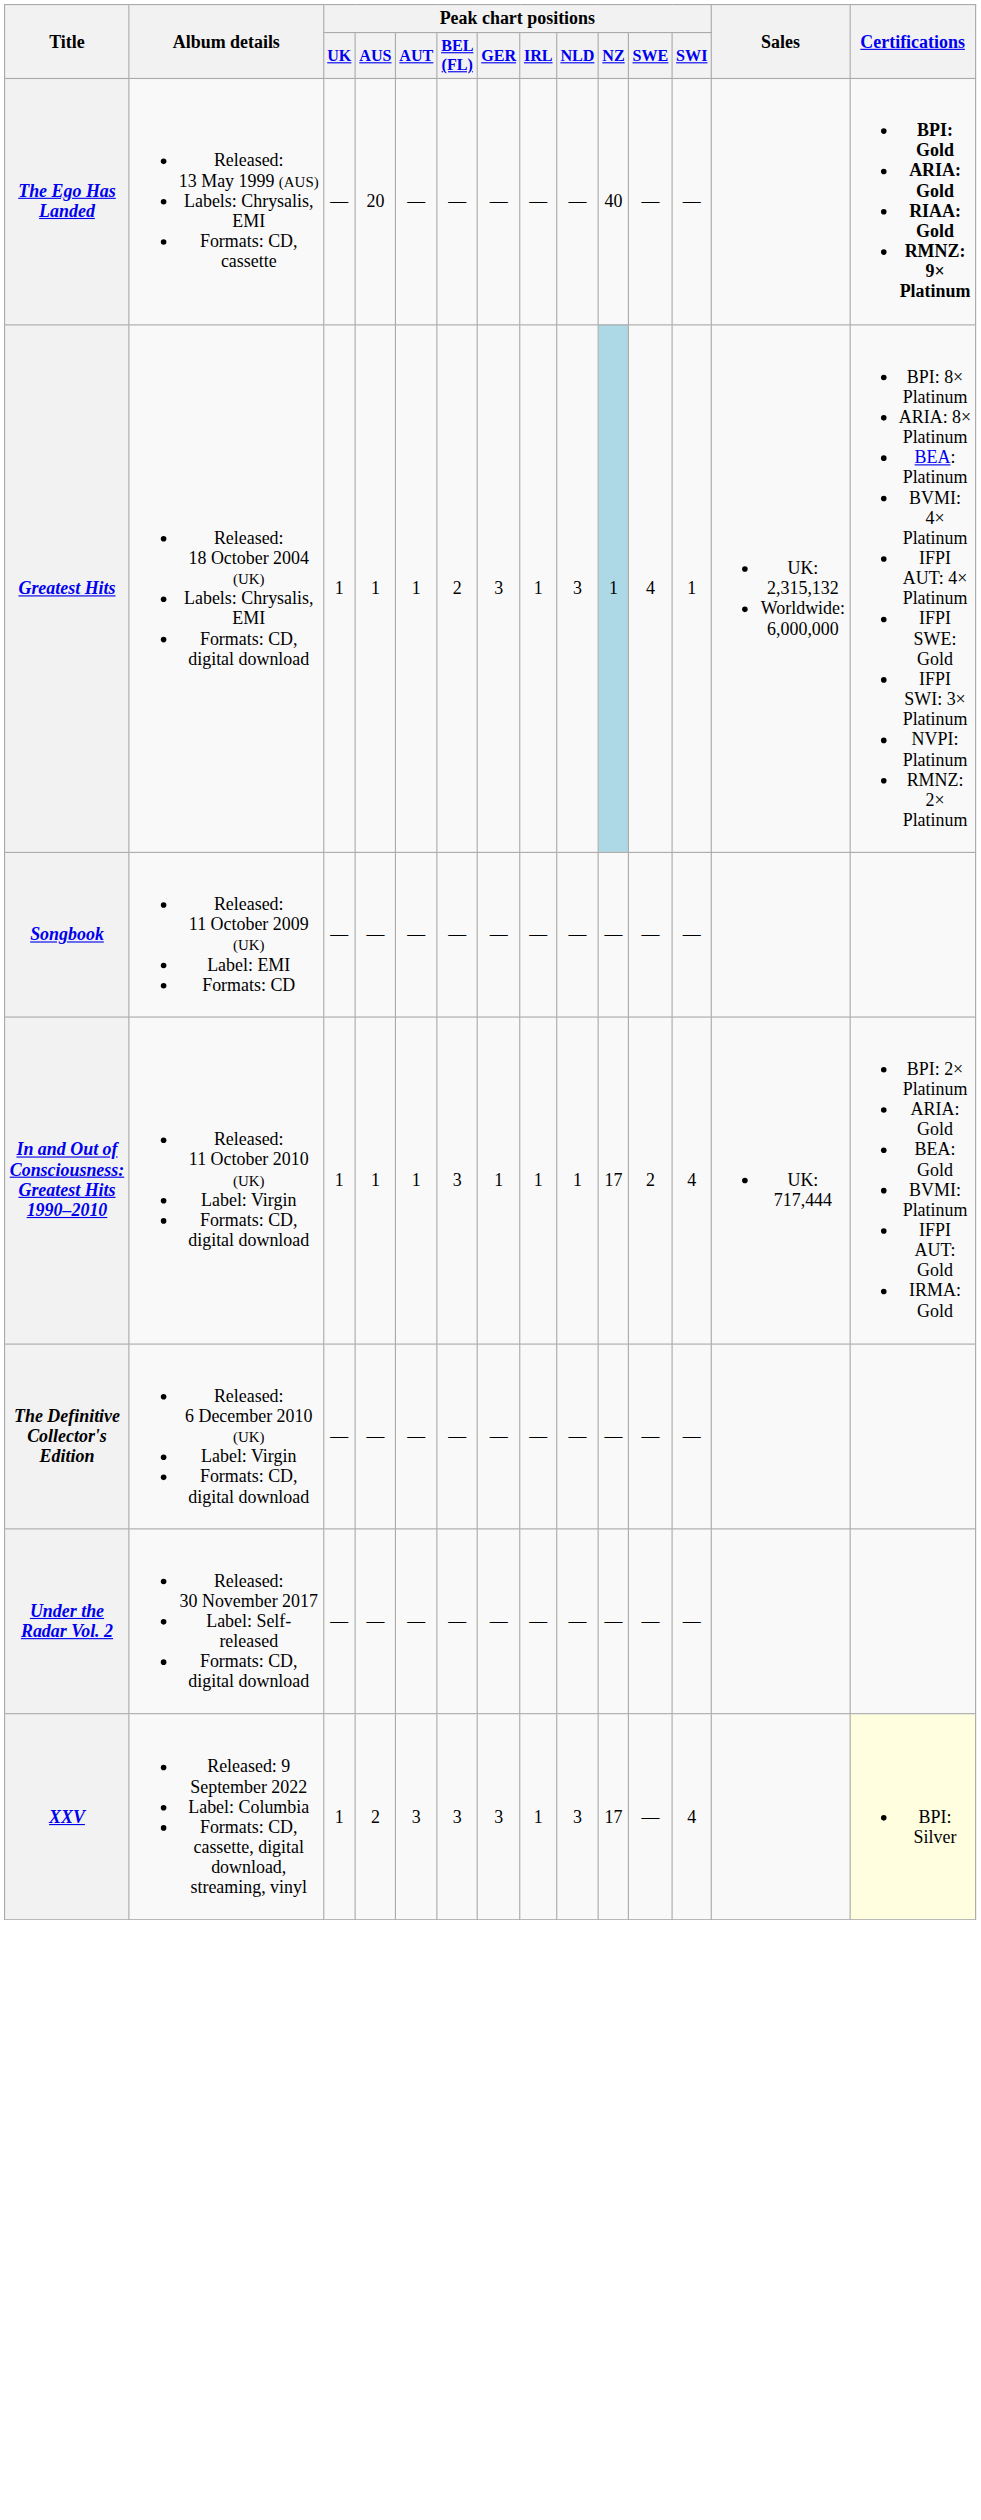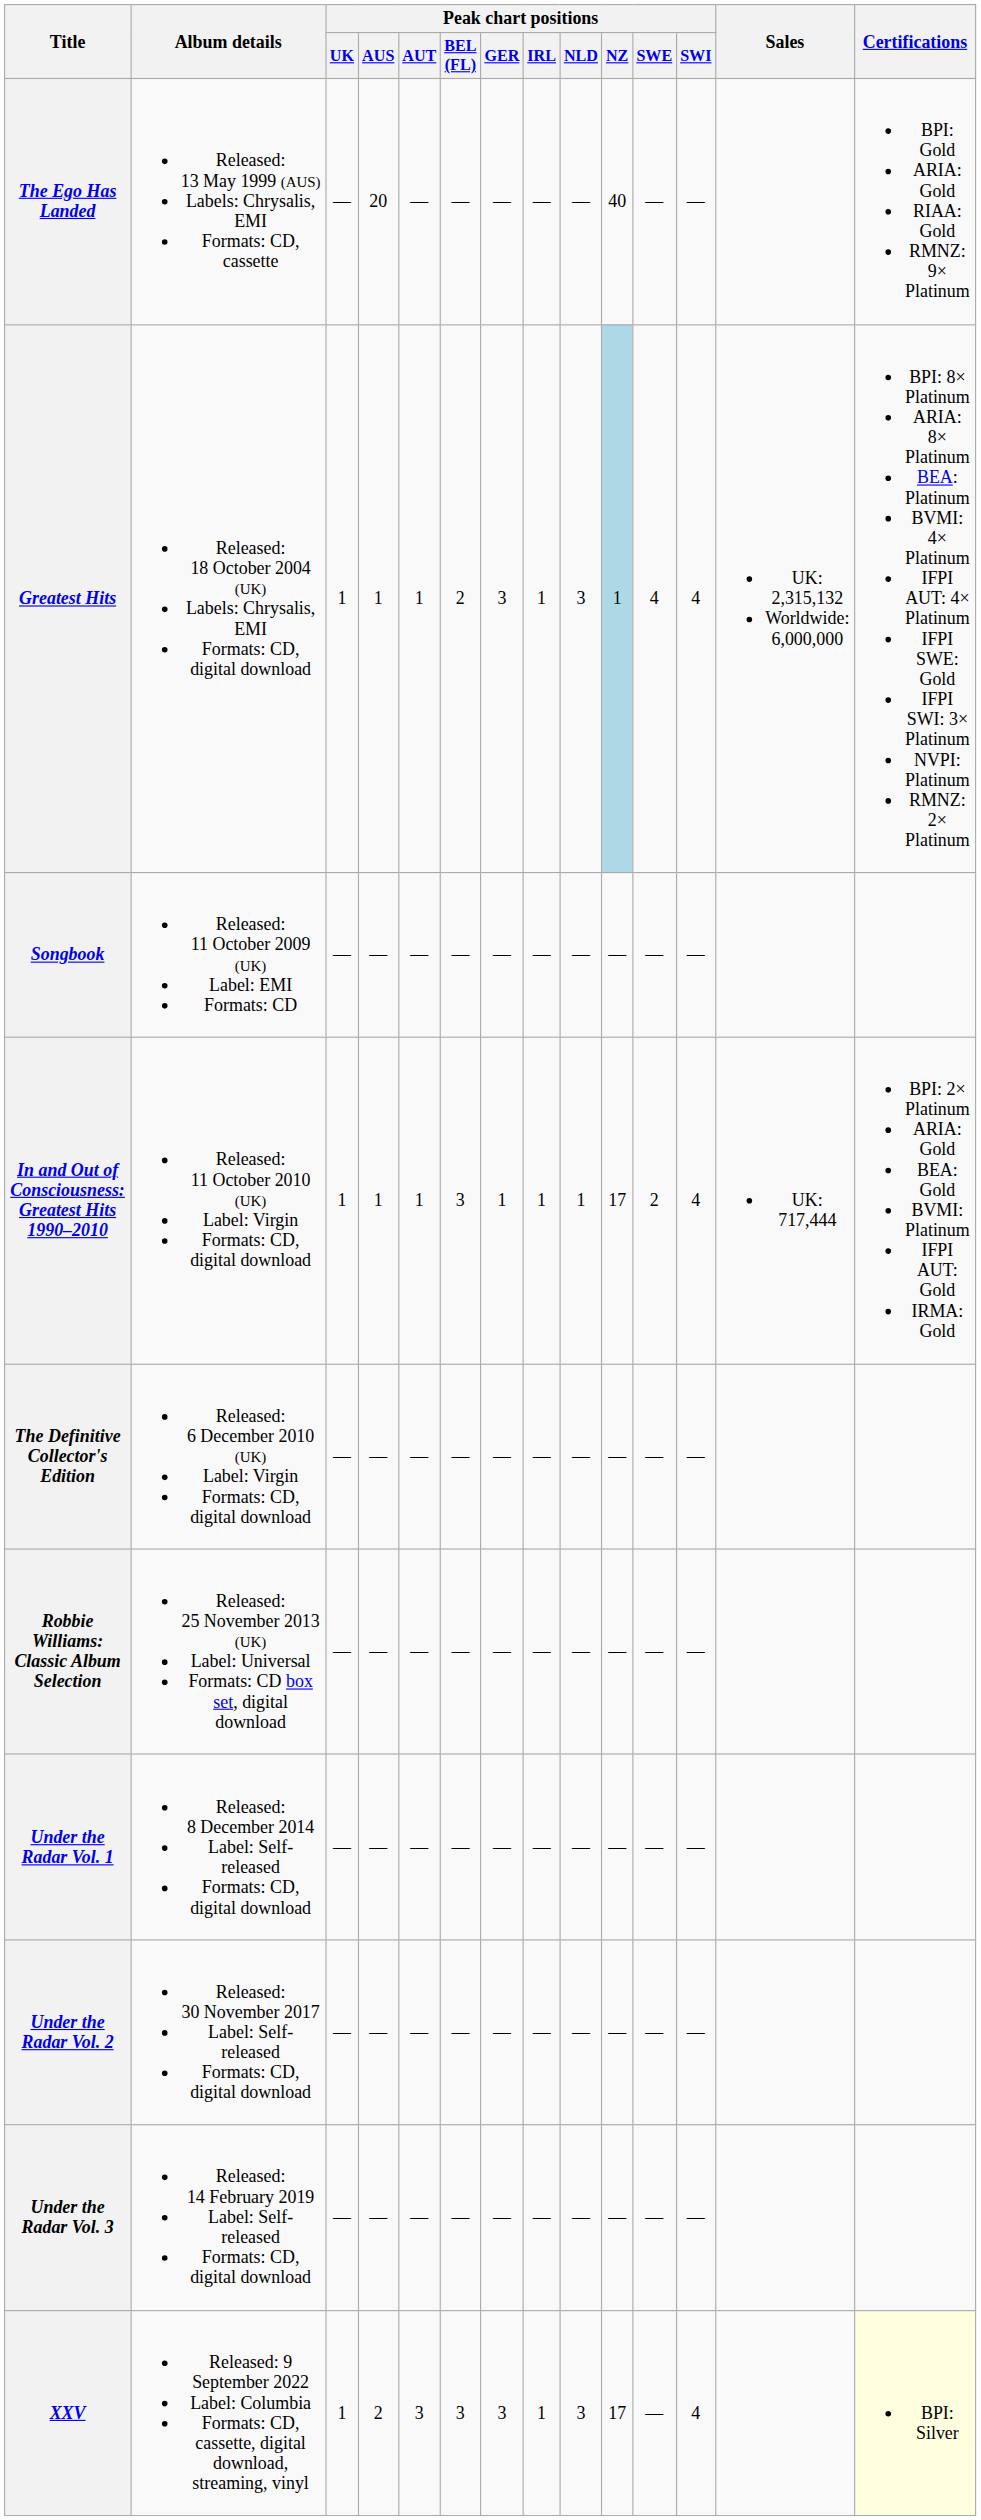(913, 212) bold -> (915, 212) normal
(692, 588) 1 -> (696, 598) 4
+ row: (68, 1651)
+ row: (68, 1846)
+ row: (68, 2217)
